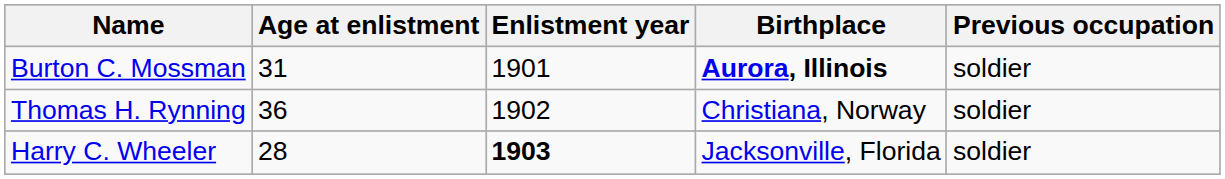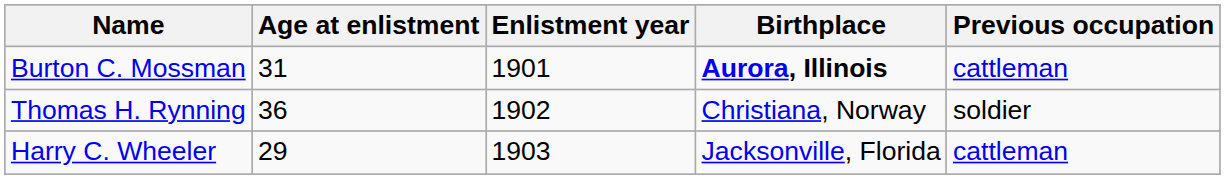(992, 67) soldier -> (1011, 67) cattleman
(273, 151) 28 -> (273, 151) 29
(521, 151) bold -> (521, 151) normal
(992, 151) soldier -> (1011, 151) cattleman
